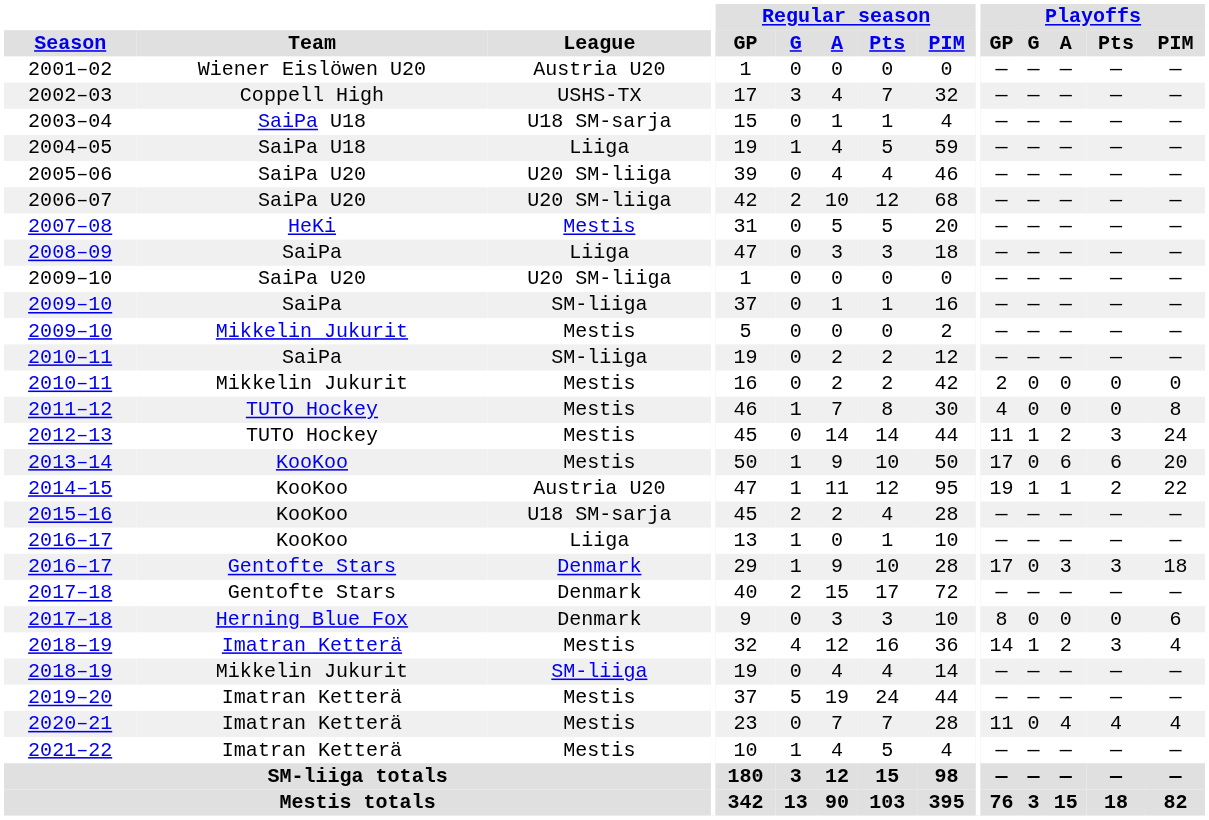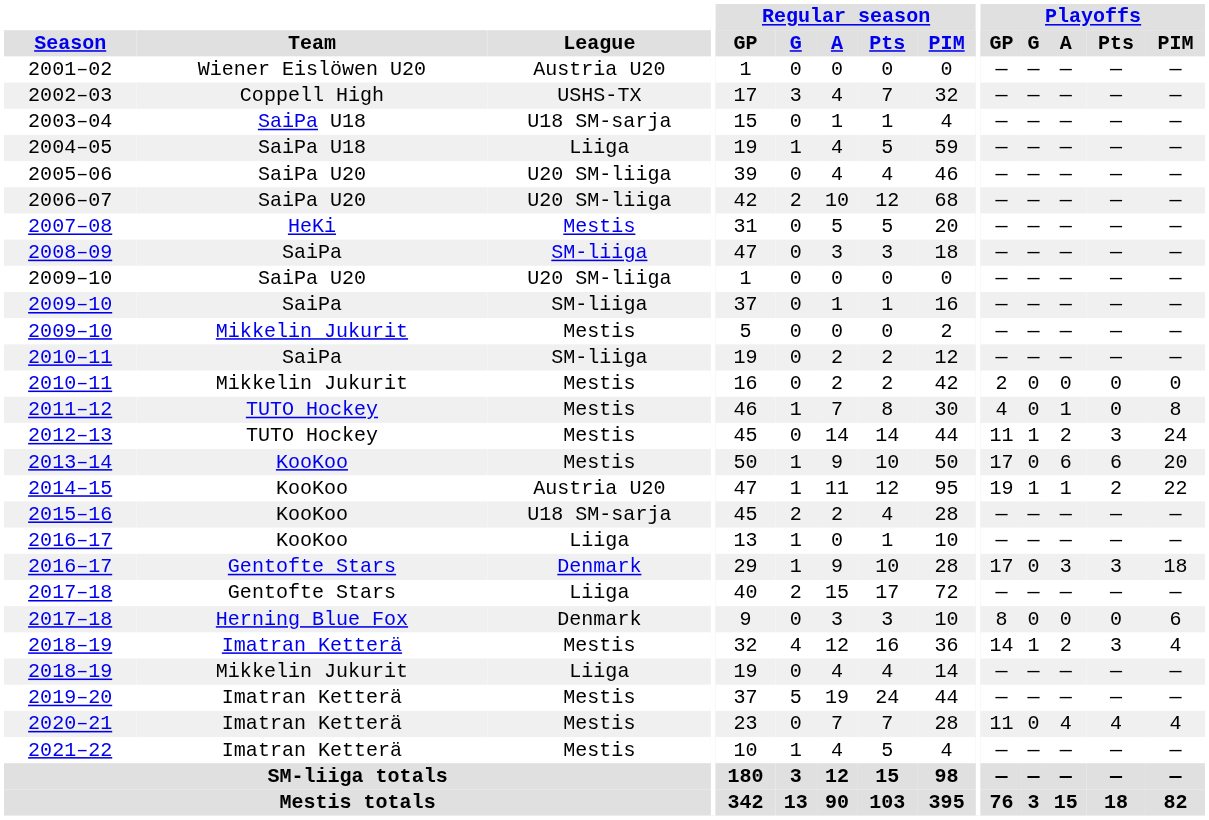(599, 253) Liiga -> (599, 253) SM-liiga
(1066, 410) 0 -> (1066, 410) 1
(599, 593) Denmark -> (599, 593) Liiga
(599, 672) SM-liiga -> (599, 672) Liiga
